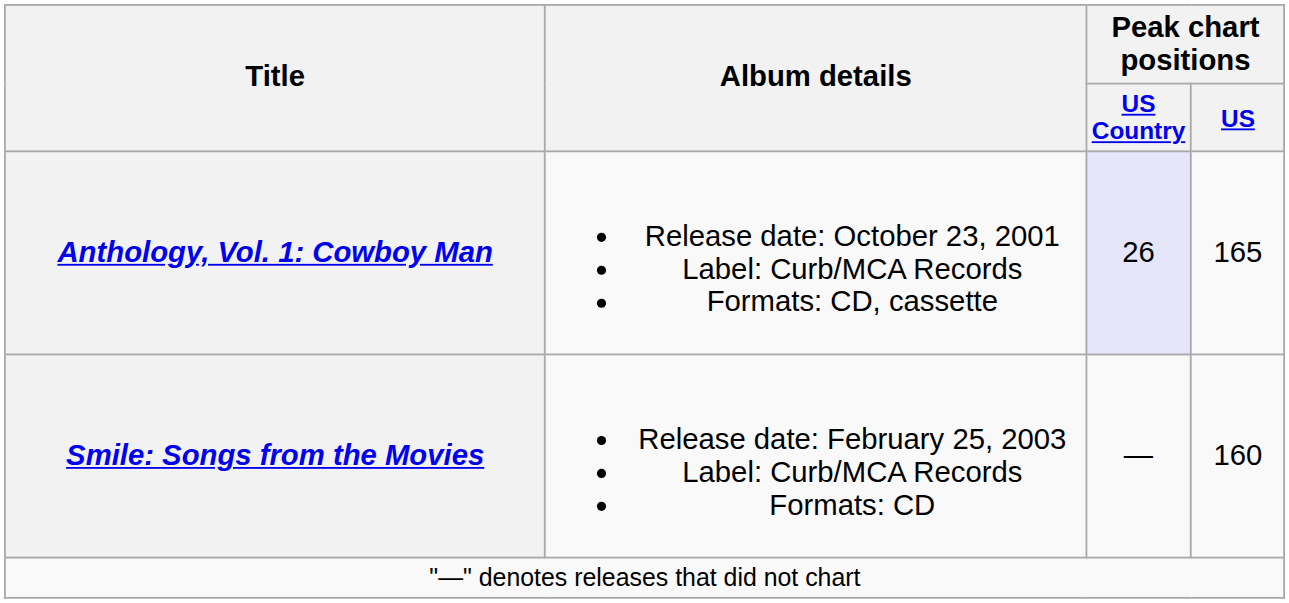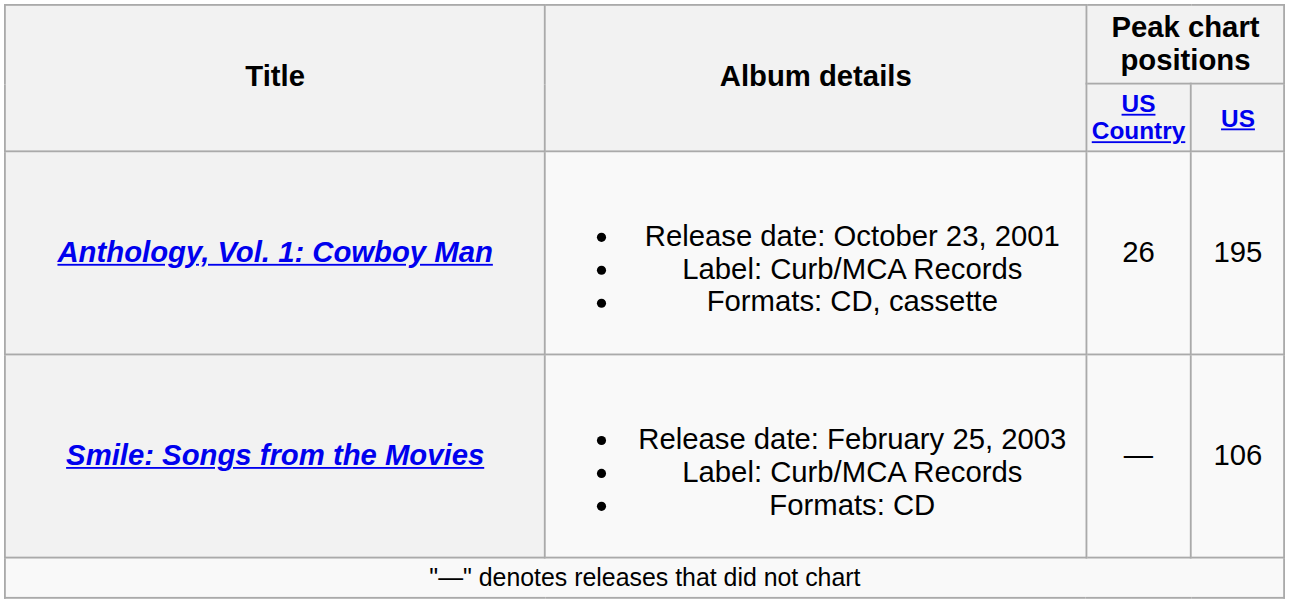(1138, 252) lavender background -> (1138, 252) no background
(1238, 252) 165 -> (1238, 252) 195
(1238, 456) 160 -> (1238, 456) 106
